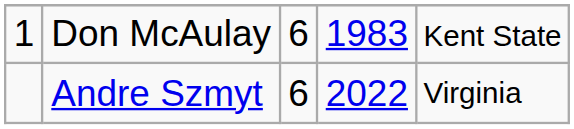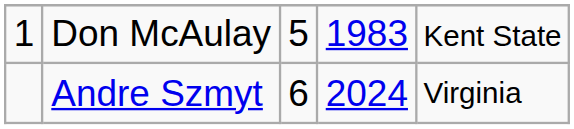(298, 33) 6 -> (298, 33) 5
(367, 92) 2022 -> (367, 92) 2024
